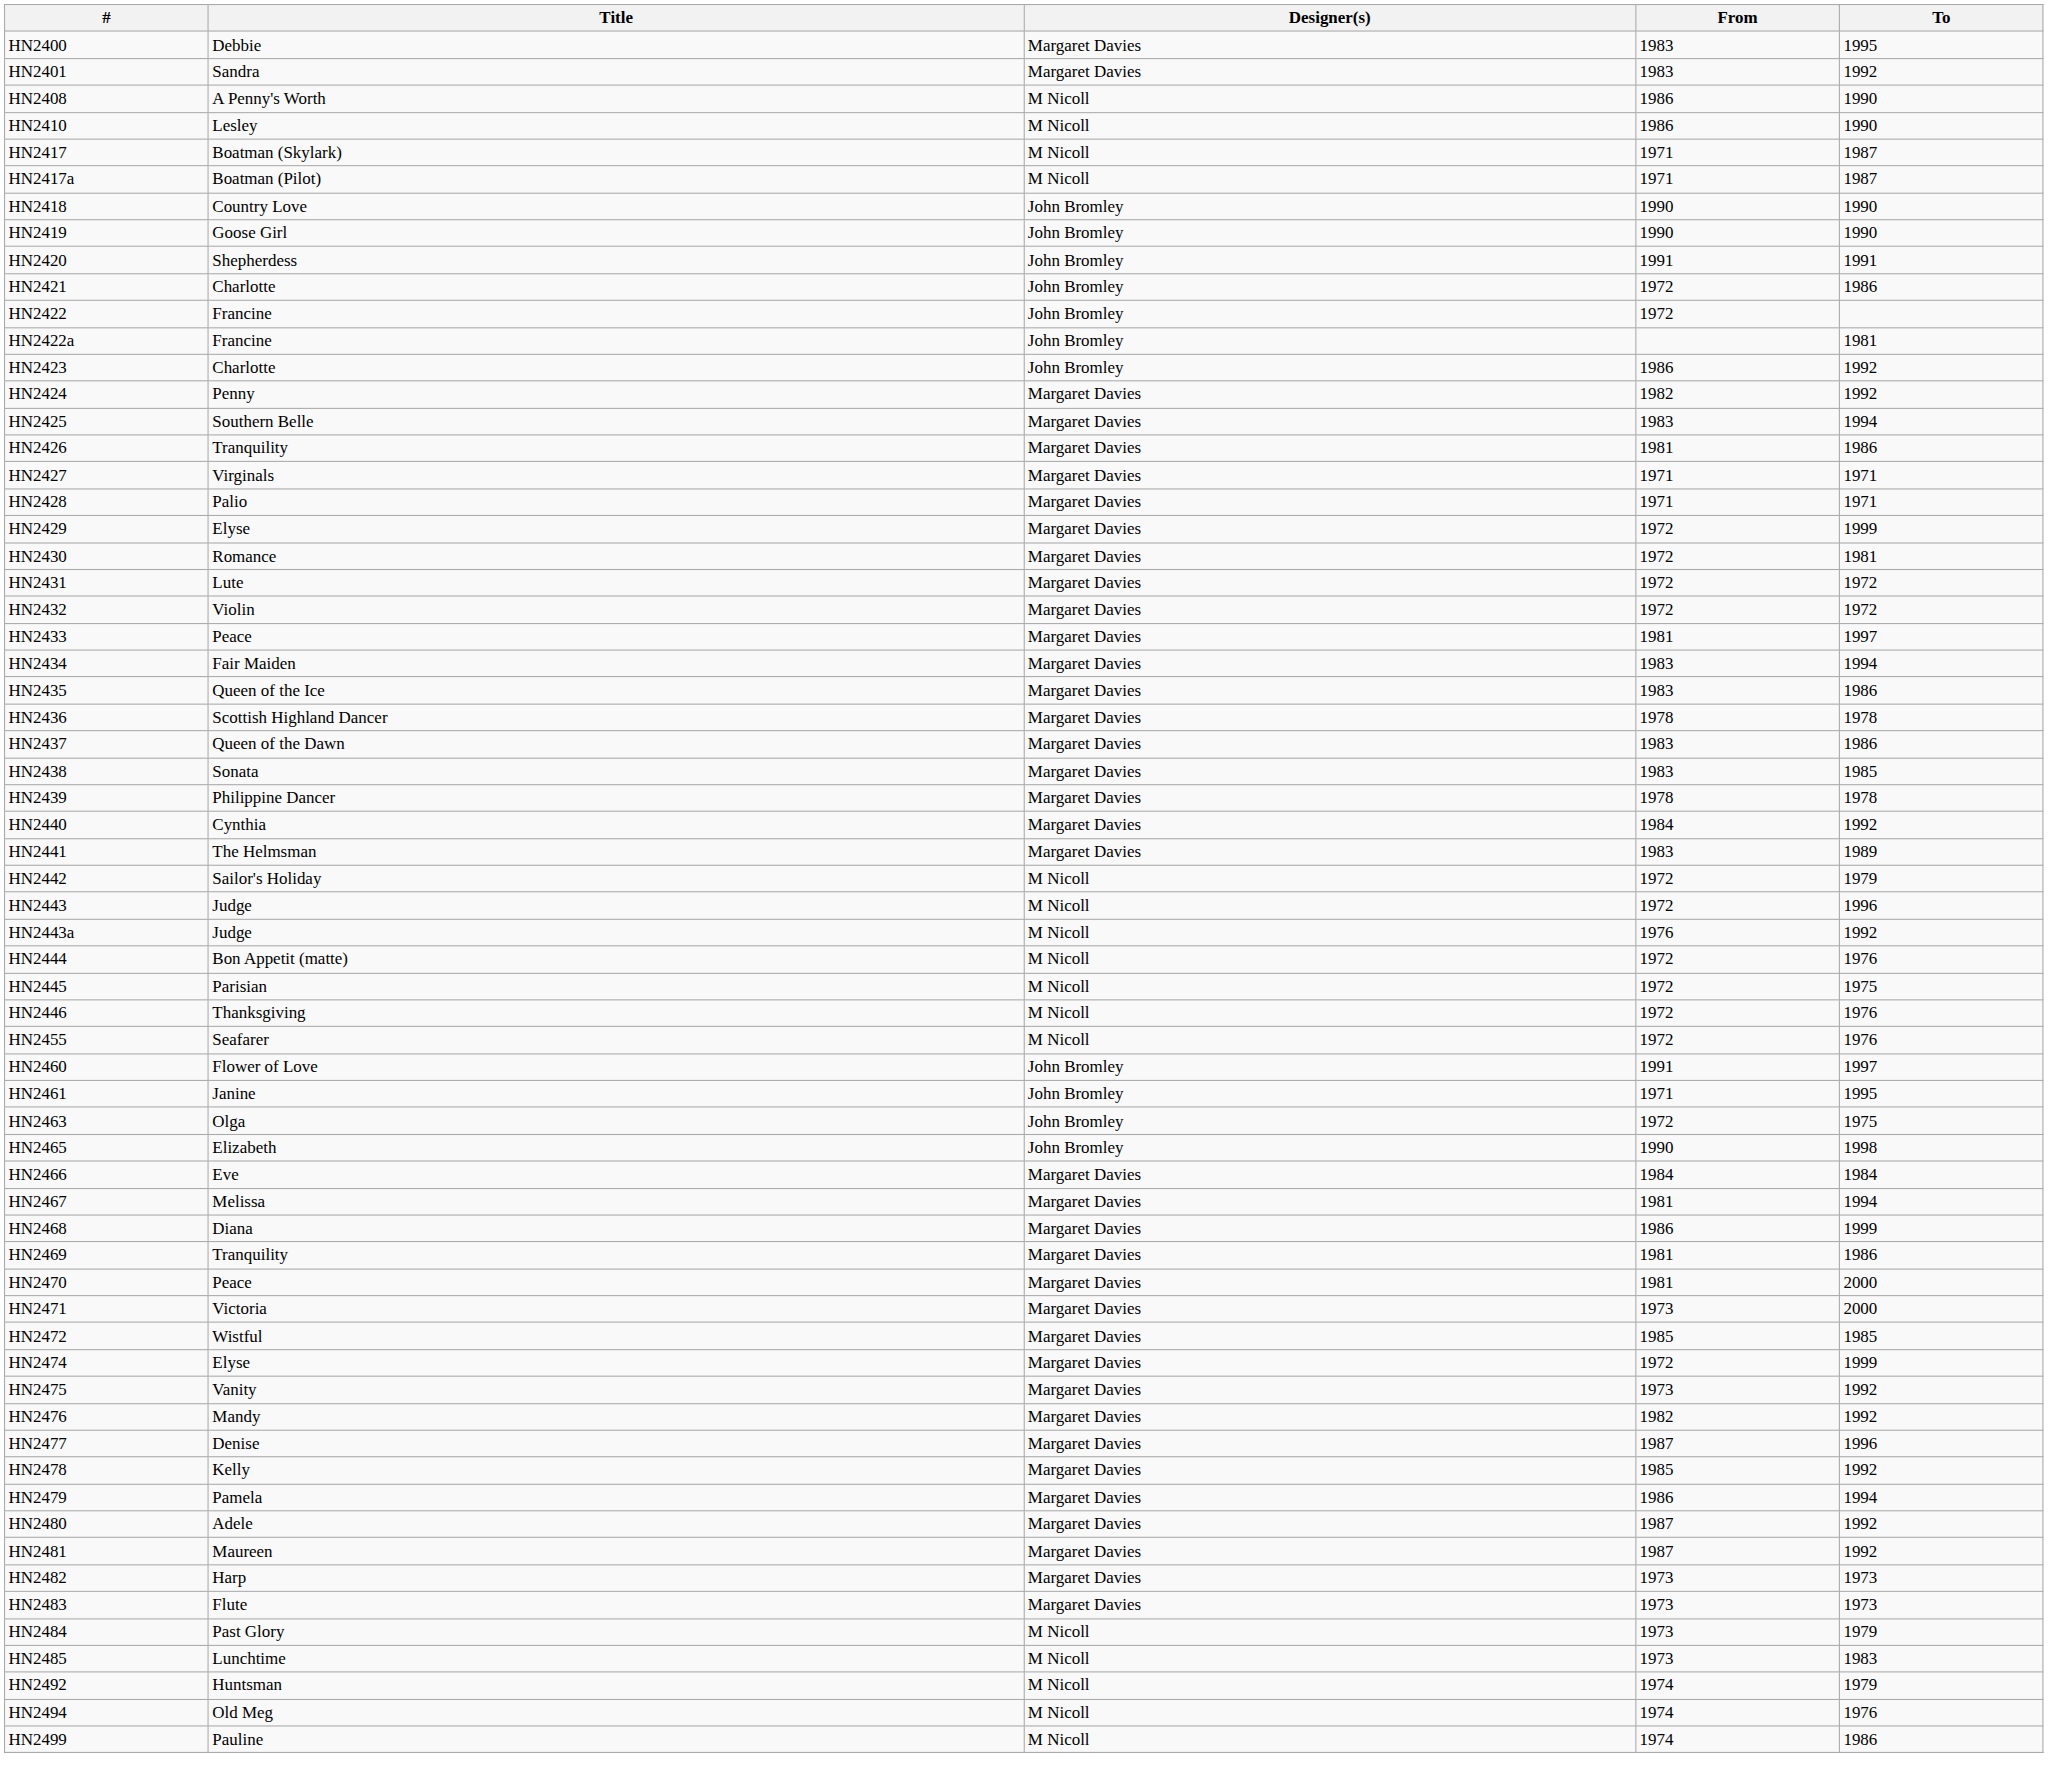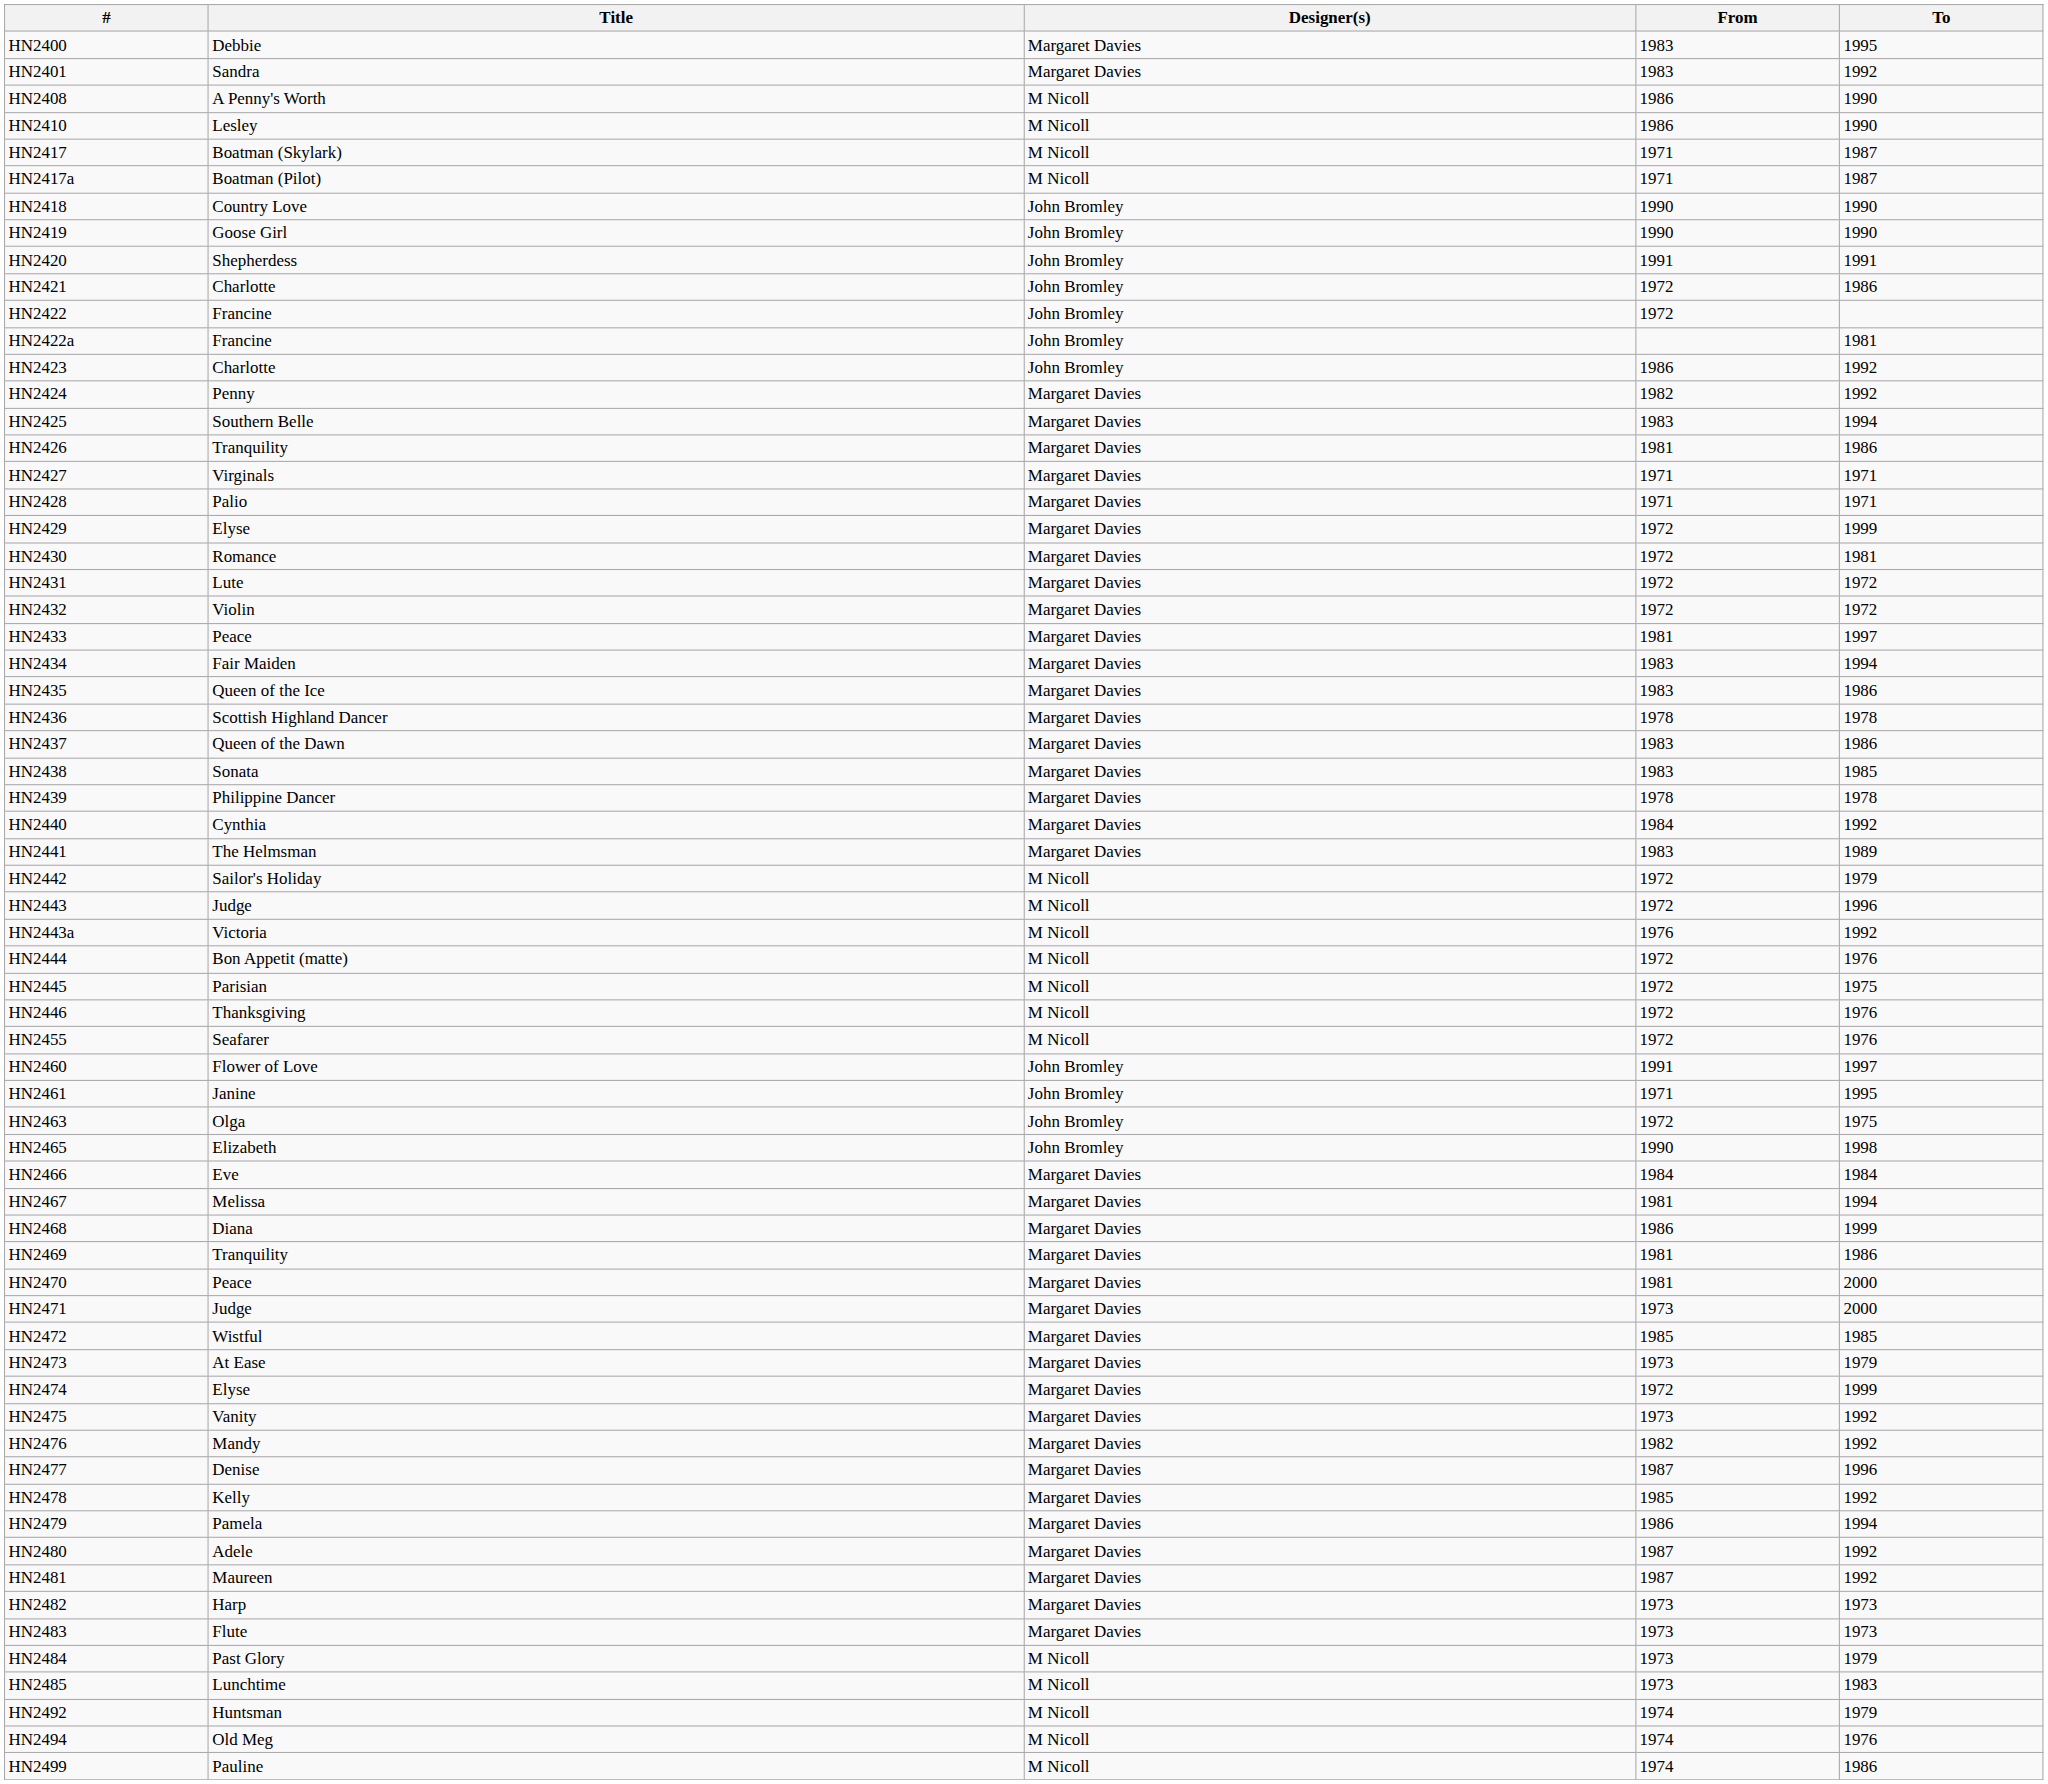(232, 932) Judge -> (240, 932) Victoria
(240, 1309) Victoria -> (232, 1309) Judge
+ row: (38, 1362)
